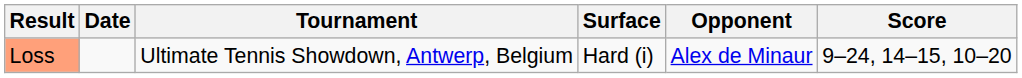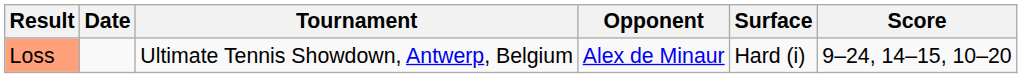columns swapped: (622, 21) <-> (742, 21)
